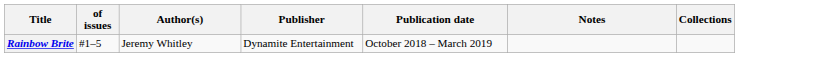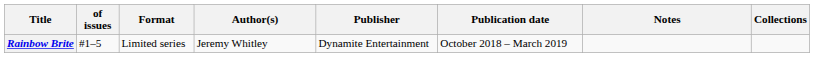+ column: (156, 19)
